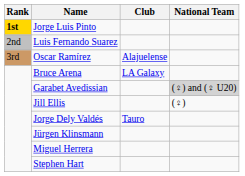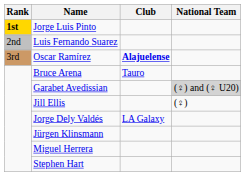(145, 57) normal -> (146, 57) bold
(143, 73) LA Galaxy -> (133, 73) Tauro
(133, 118) Tauro -> (143, 118) LA Galaxy
